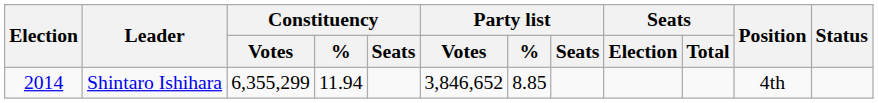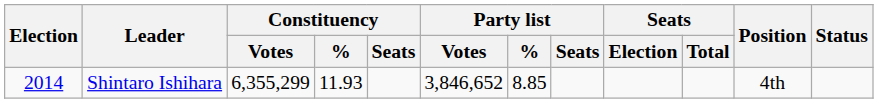(341, 82) 11.94 -> (341, 82) 11.93
